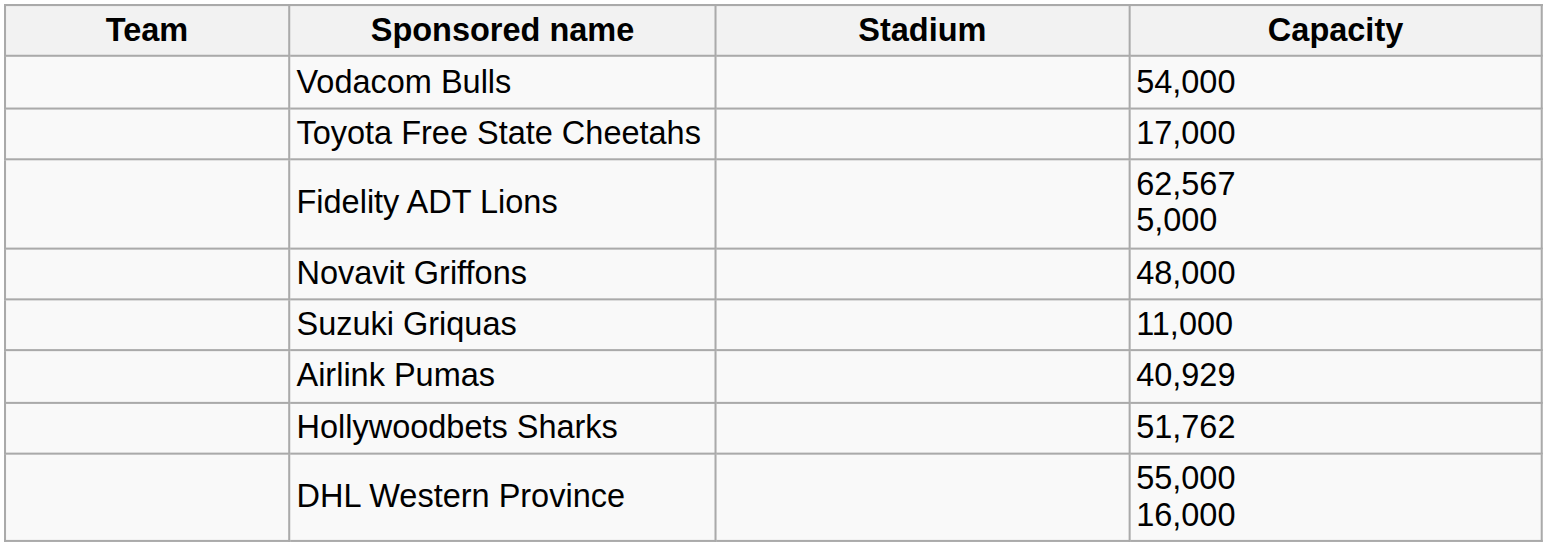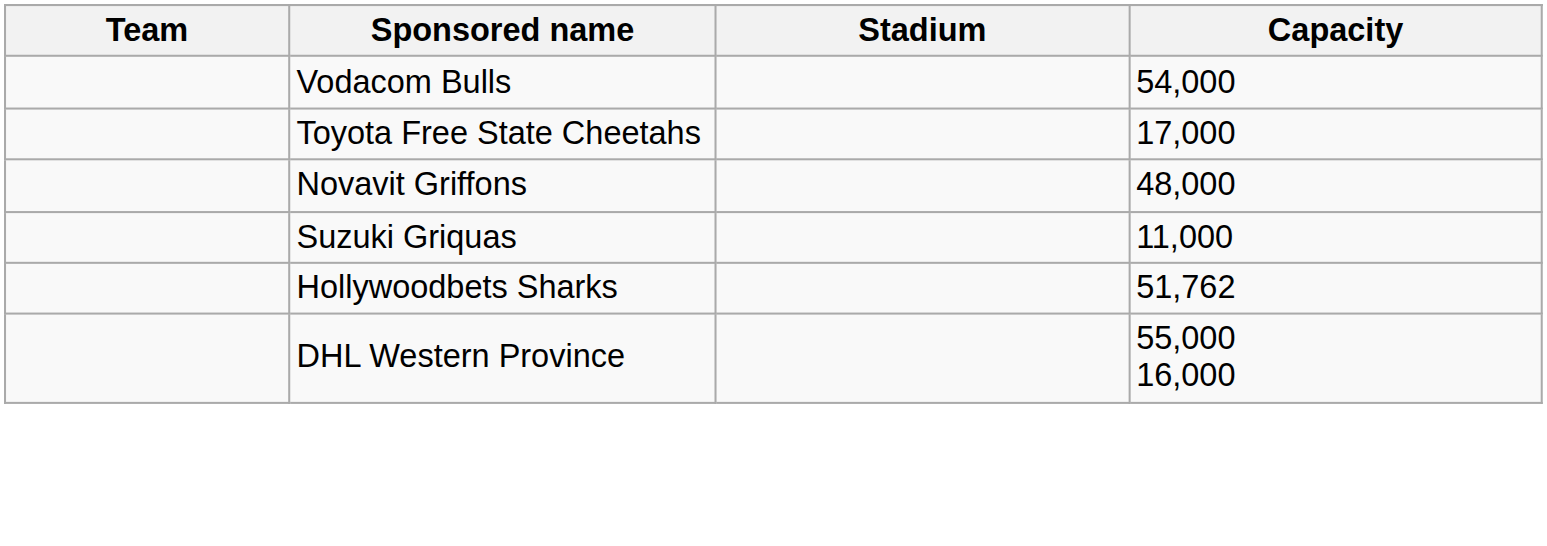- row: (427, 203)
- row: (396, 375)
